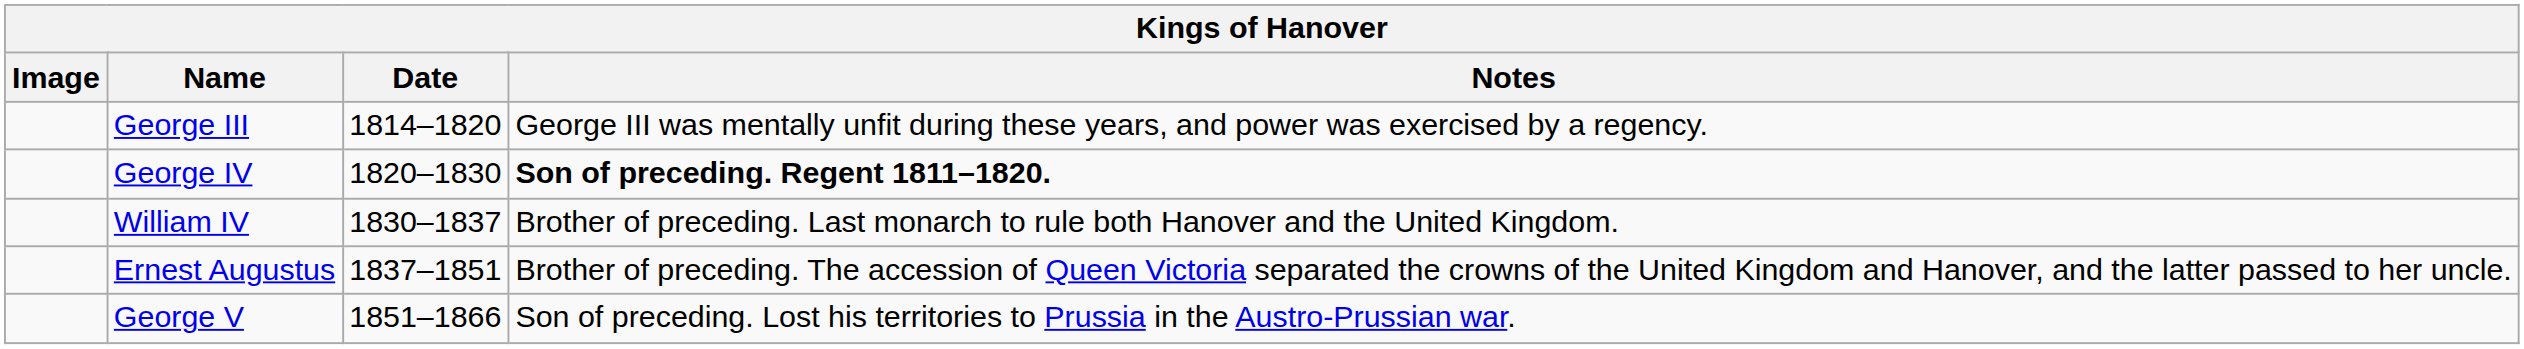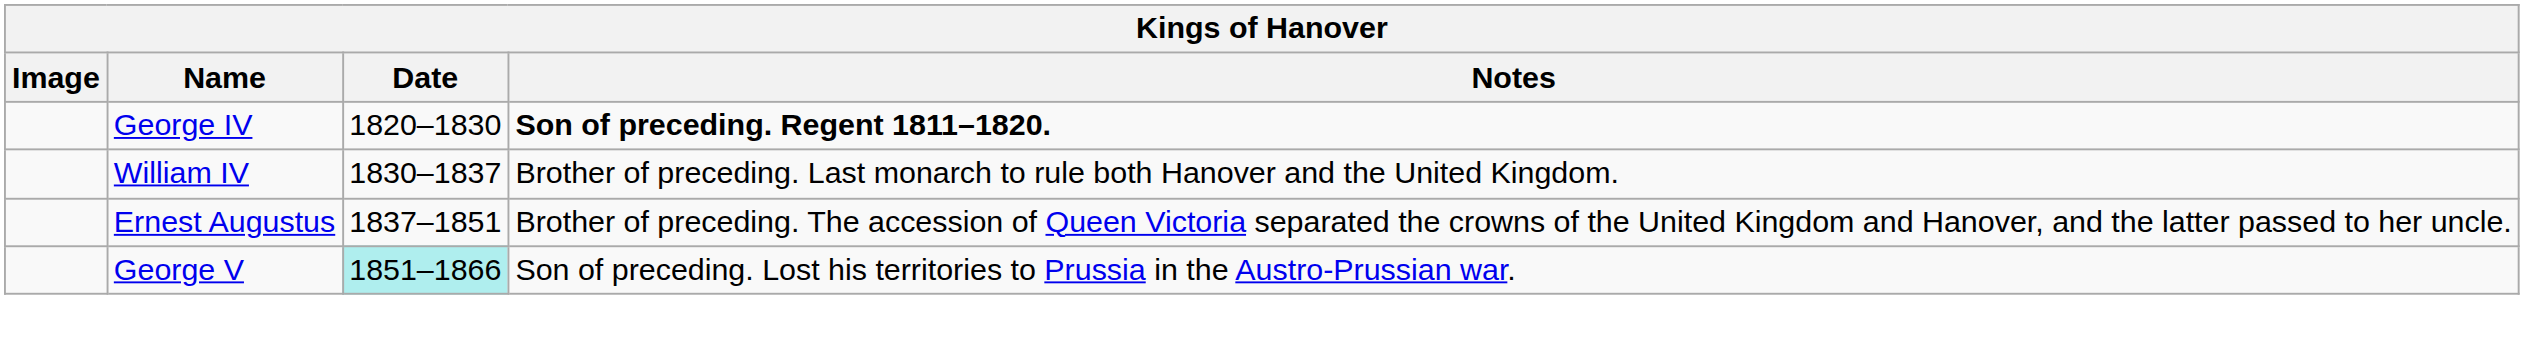- row: (181, 125)
(425, 317) no background -> (425, 269) paleturquoise background
